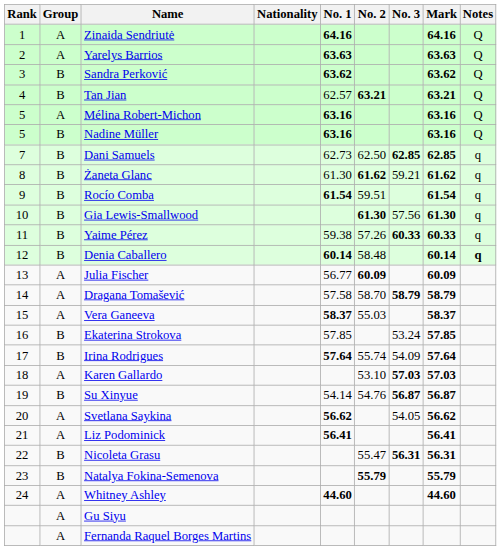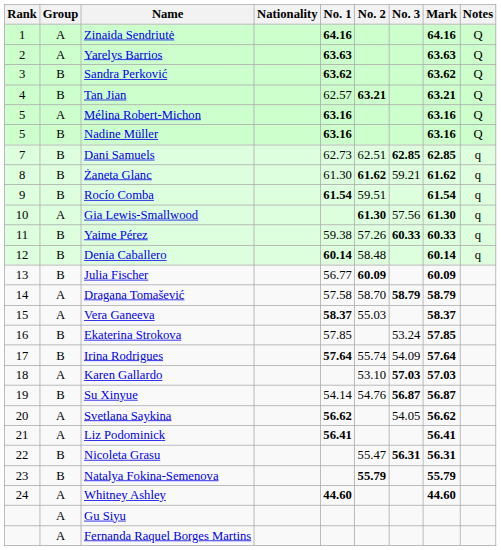(372, 154) 62.50 -> (372, 154) 62.51
(60, 214) B -> (60, 214) A
(478, 255) bold -> (478, 255) normal
(60, 275) A -> (60, 275) B
